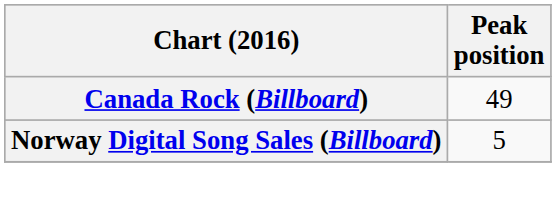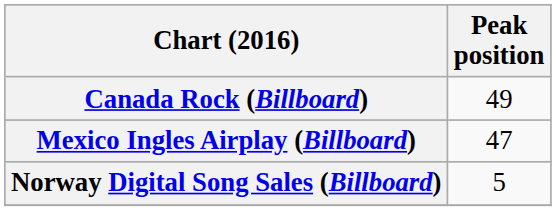+ row: (226, 140)
